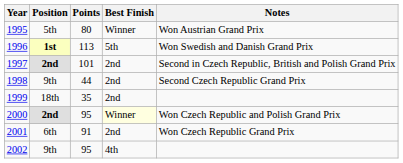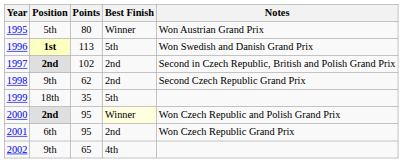(86, 64) 101 -> (86, 64) 102
(86, 81) 44 -> (86, 81) 62
(113, 98) 2nd -> (112, 98) 5th
(86, 132) 91 -> (86, 132) 95
(86, 149) 95 -> (86, 149) 65
